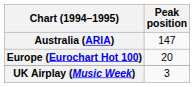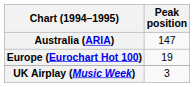(167, 57) 20 -> (167, 57) 19
